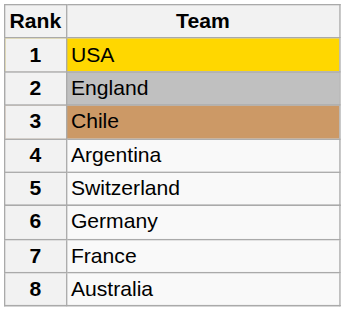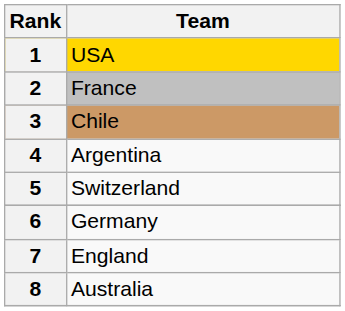(110, 88) England -> (104, 88) France
(104, 255) France -> (110, 255) England
